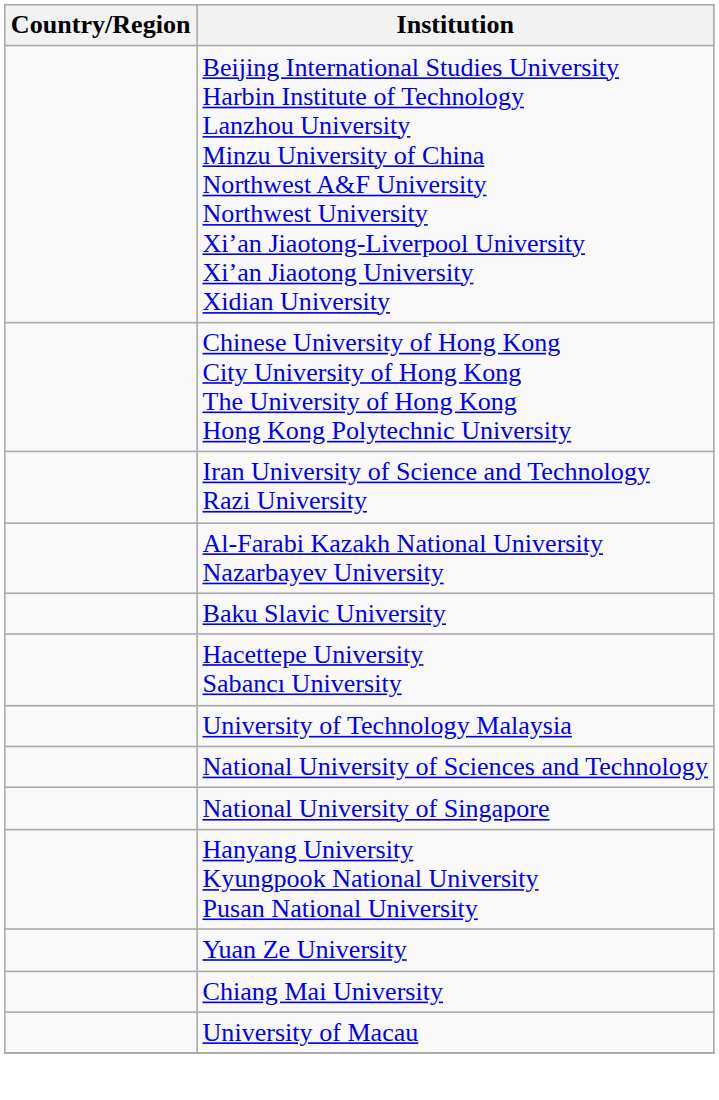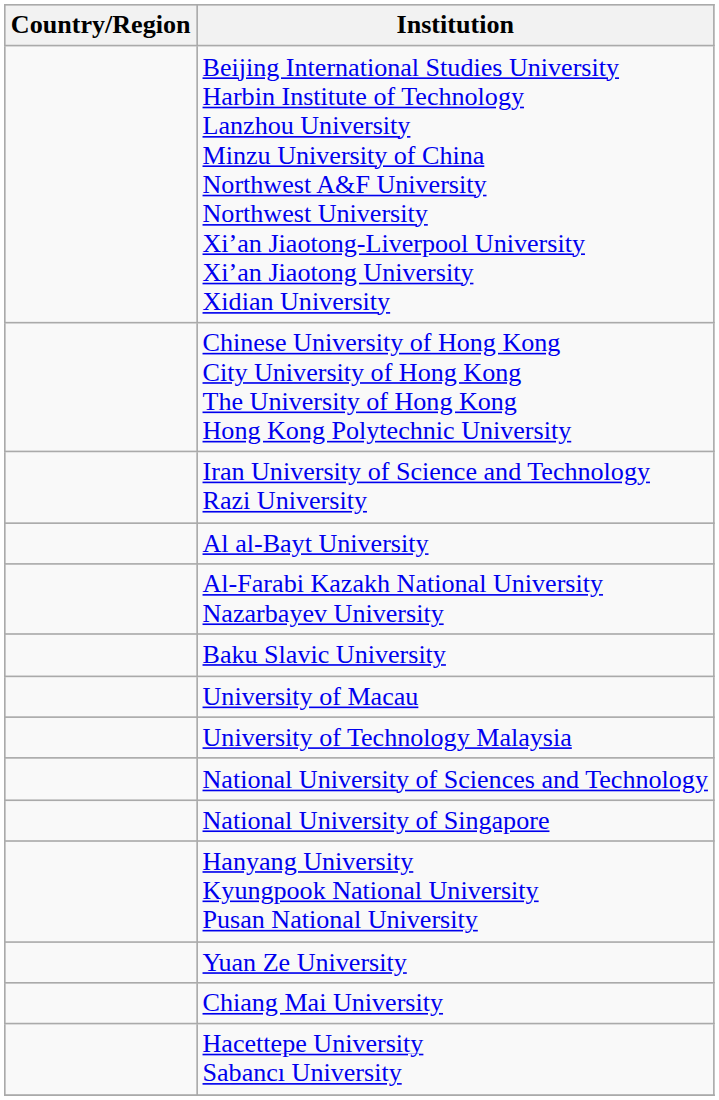+ row: (316, 542)
rows swapped: (310, 1032) <-> (313, 669)
